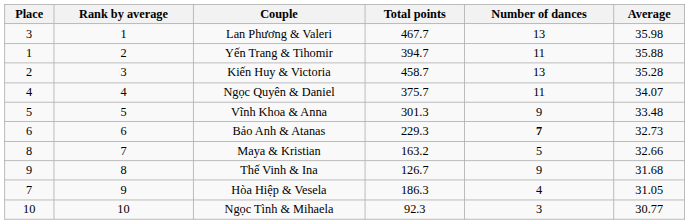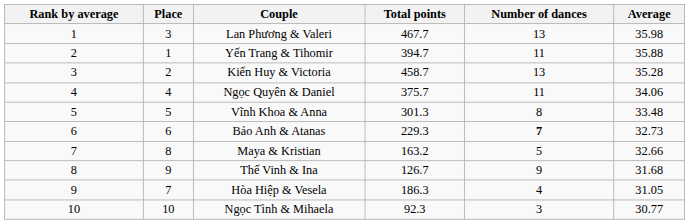columns swapped: (124, 14) <-> (29, 14)
(649, 92) 34.07 -> (649, 92) 34.06
(539, 111) 9 -> (539, 111) 8
